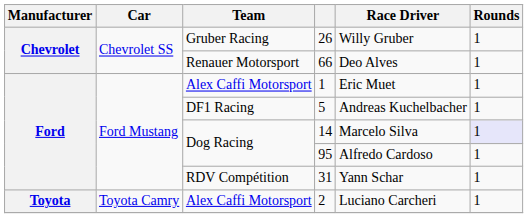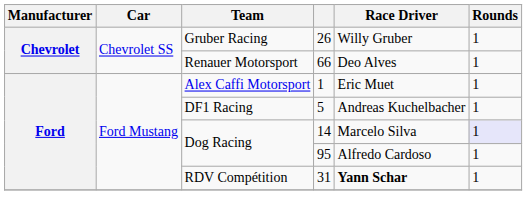(371, 177) normal -> (372, 177) bold
- row: (322, 200)
